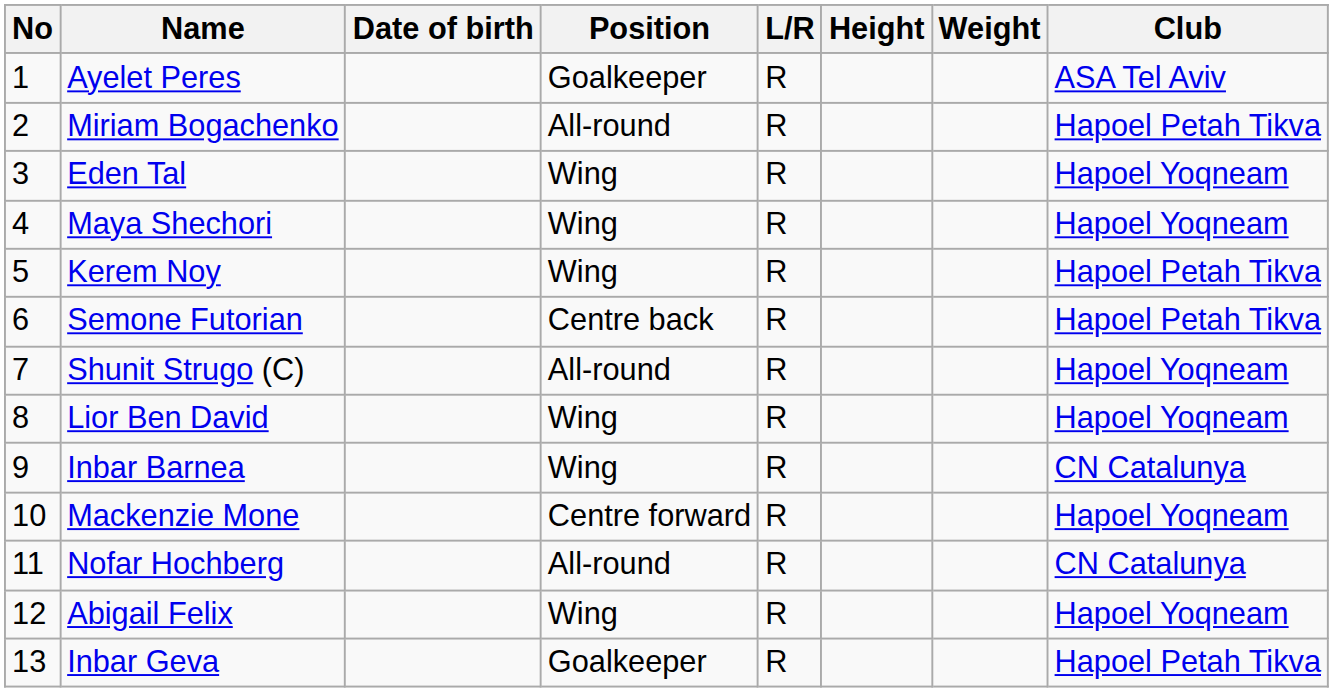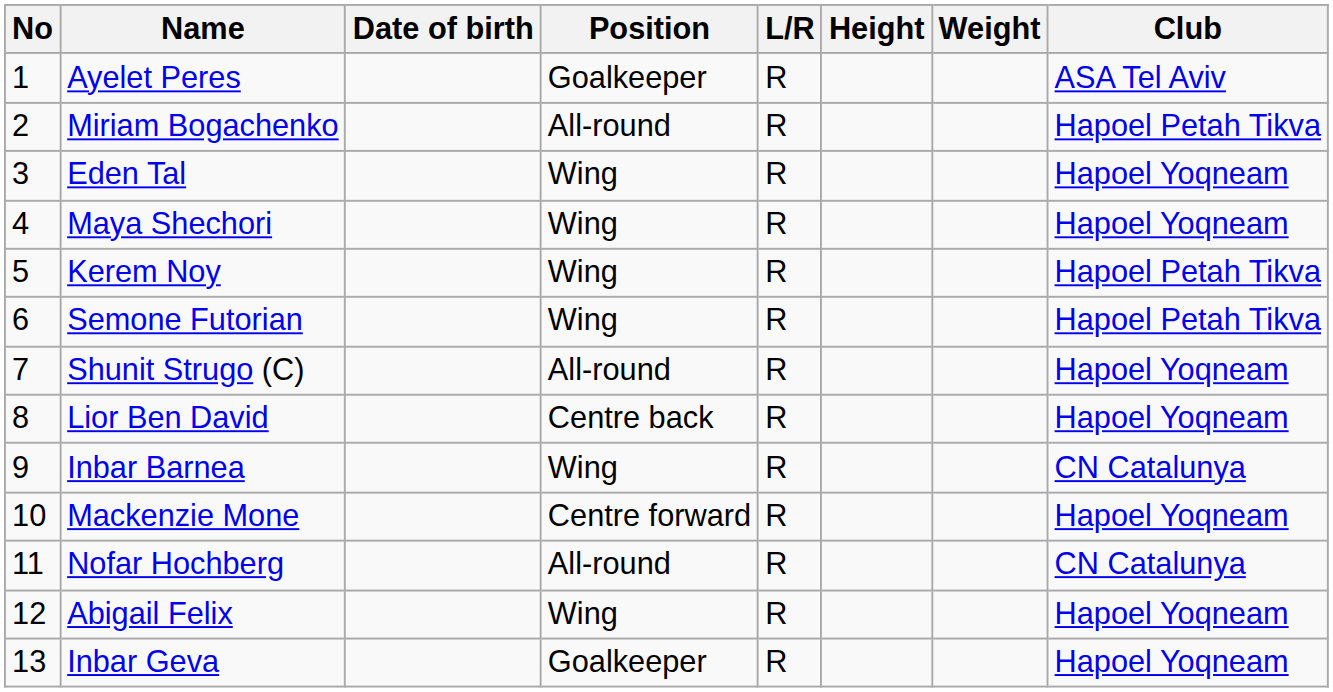(631, 321) Centre back -> (583, 321) Wing
(583, 418) Wing -> (631, 418) Centre back
(1188, 662) Hapoel Petah Tikva -> (1172, 662) Hapoel Yoqneam
